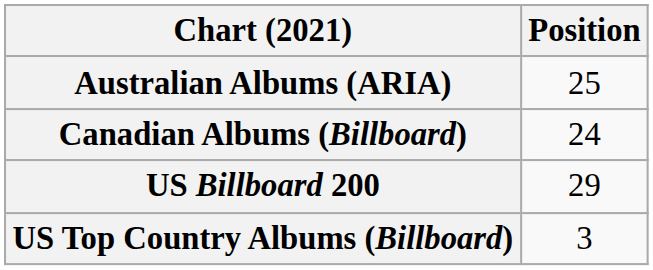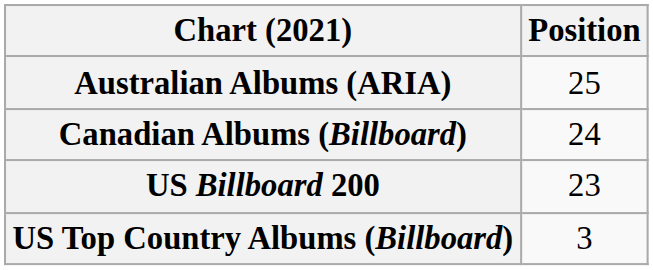(584, 185) 29 -> (584, 185) 23
